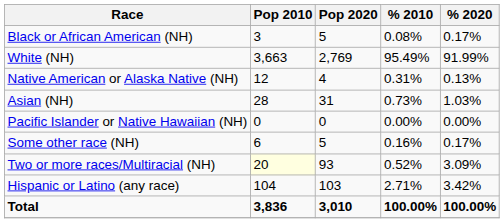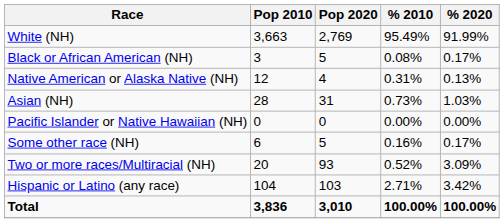rows swapped: (41, 57) <-> (100, 36)
(261, 164) lightyellow background -> (261, 164) no background
